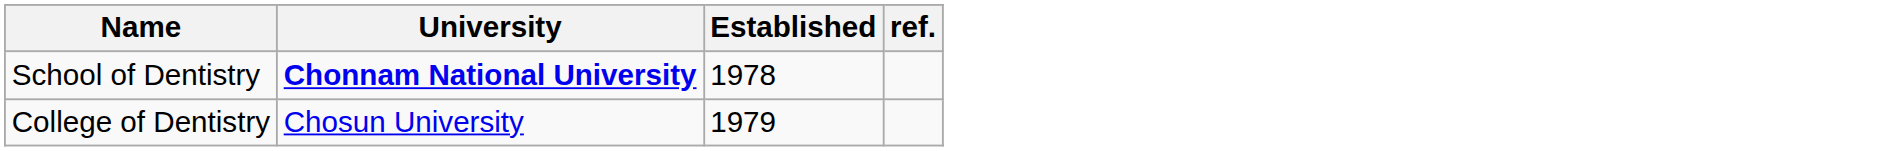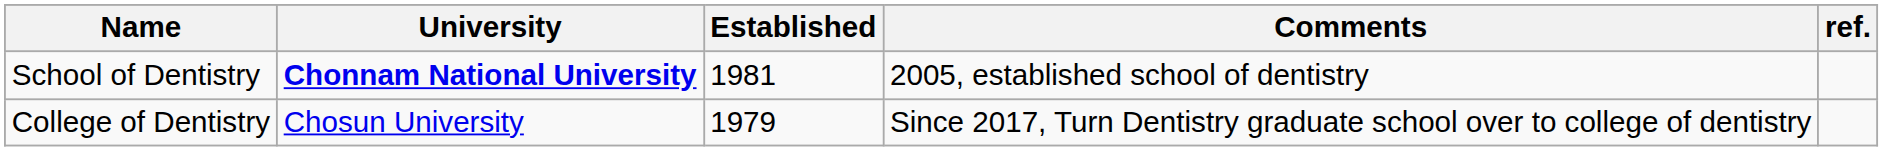+ column: (1351, 27)
(743, 74) 1978 -> (743, 74) 1981
